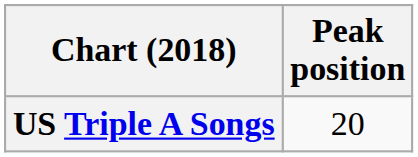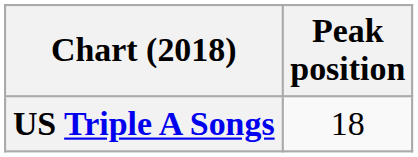(348, 123) 20 -> (348, 123) 18
